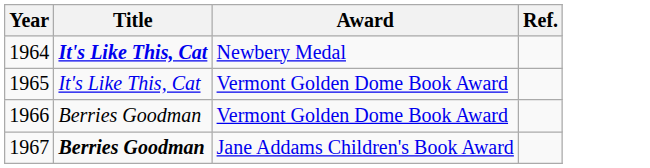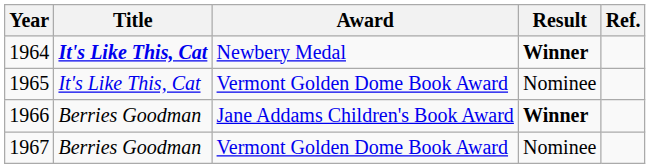+ column: (560, 20)
(362, 115) Vermont Golden Dome Book Award -> (365, 115) Jane Addams Children's Book Award
(132, 147) bold -> (130, 147) normal
(365, 147) Jane Addams Children's Book Award -> (362, 147) Vermont Golden Dome Book Award
